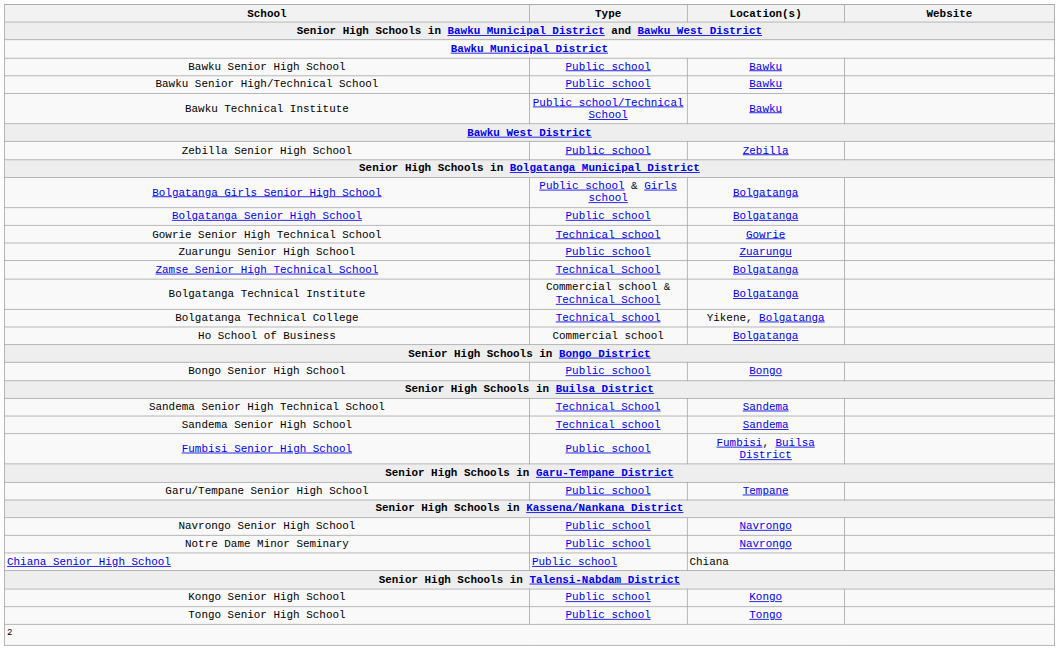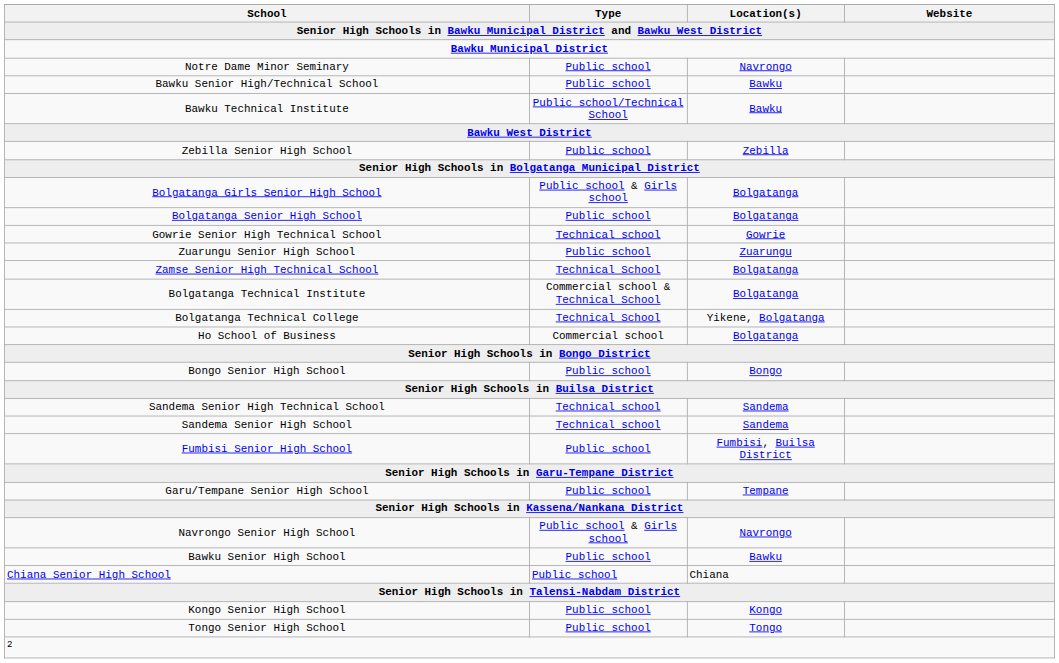rows swapped: (267, 67) <-> (267, 544)
(608, 318) Technical school -> (608, 318) Technical School
(608, 407) Technical School -> (608, 407) Technical school
(608, 526) Public school -> (608, 533) Public school & Girls school
